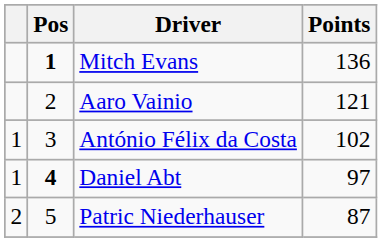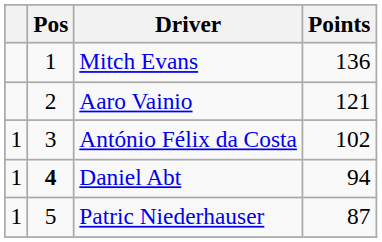(51, 61) bold -> (51, 61) normal
(359, 177) 97 -> (359, 177) 94
(16, 216) 2 -> (16, 216) 1
